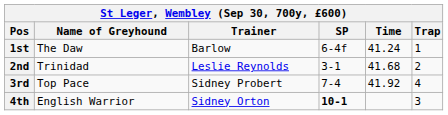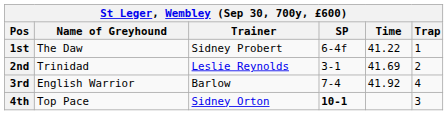(211, 48) Barlow -> (237, 48) Sidney Probert
(384, 48) 41.24 -> (384, 48) 41.22
(384, 66) 41.68 -> (384, 66) 41.69
(63, 84) Top Pace -> (86, 84) English Warrior
(237, 84) Sidney Probert -> (211, 84) Barlow
(86, 101) English Warrior -> (63, 101) Top Pace
